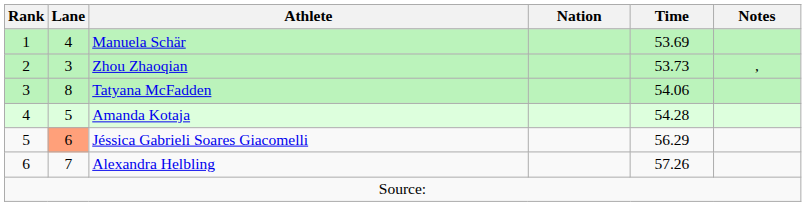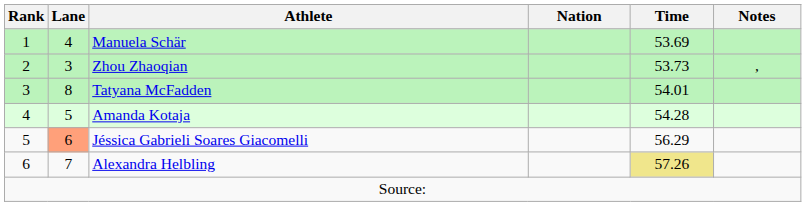(672, 90) 54.06 -> (672, 90) 54.01
(672, 164) no background -> (672, 164) khaki background
